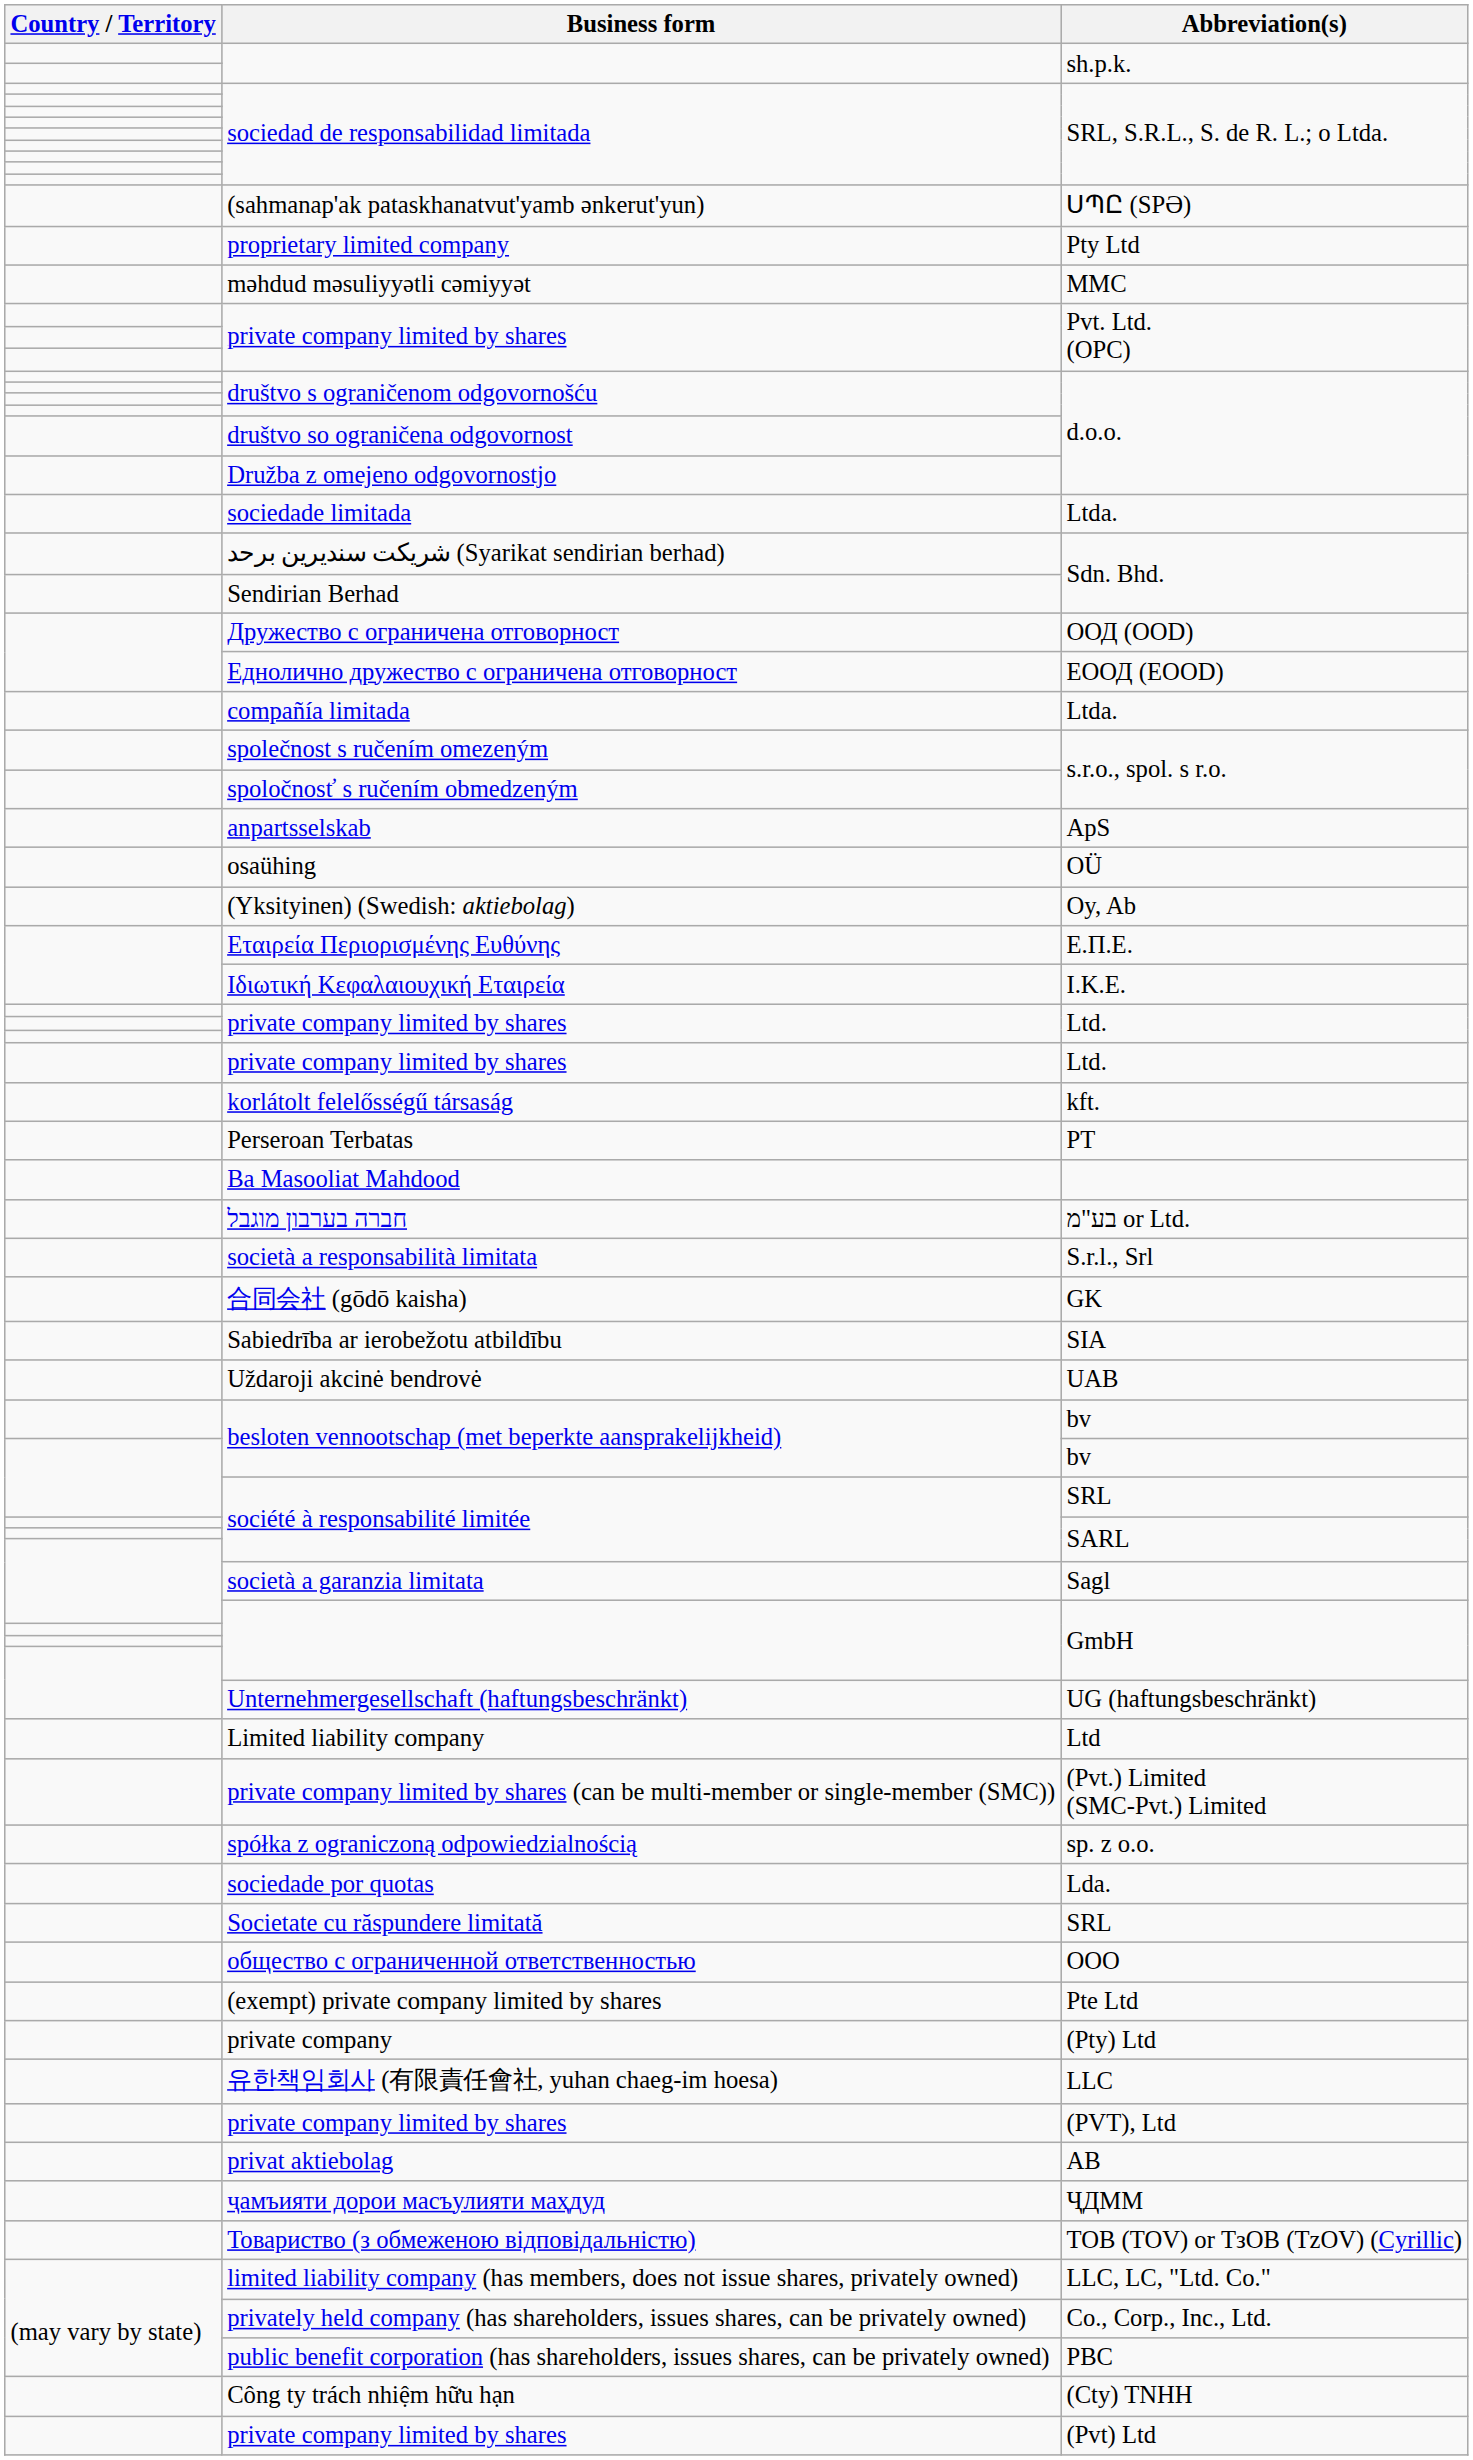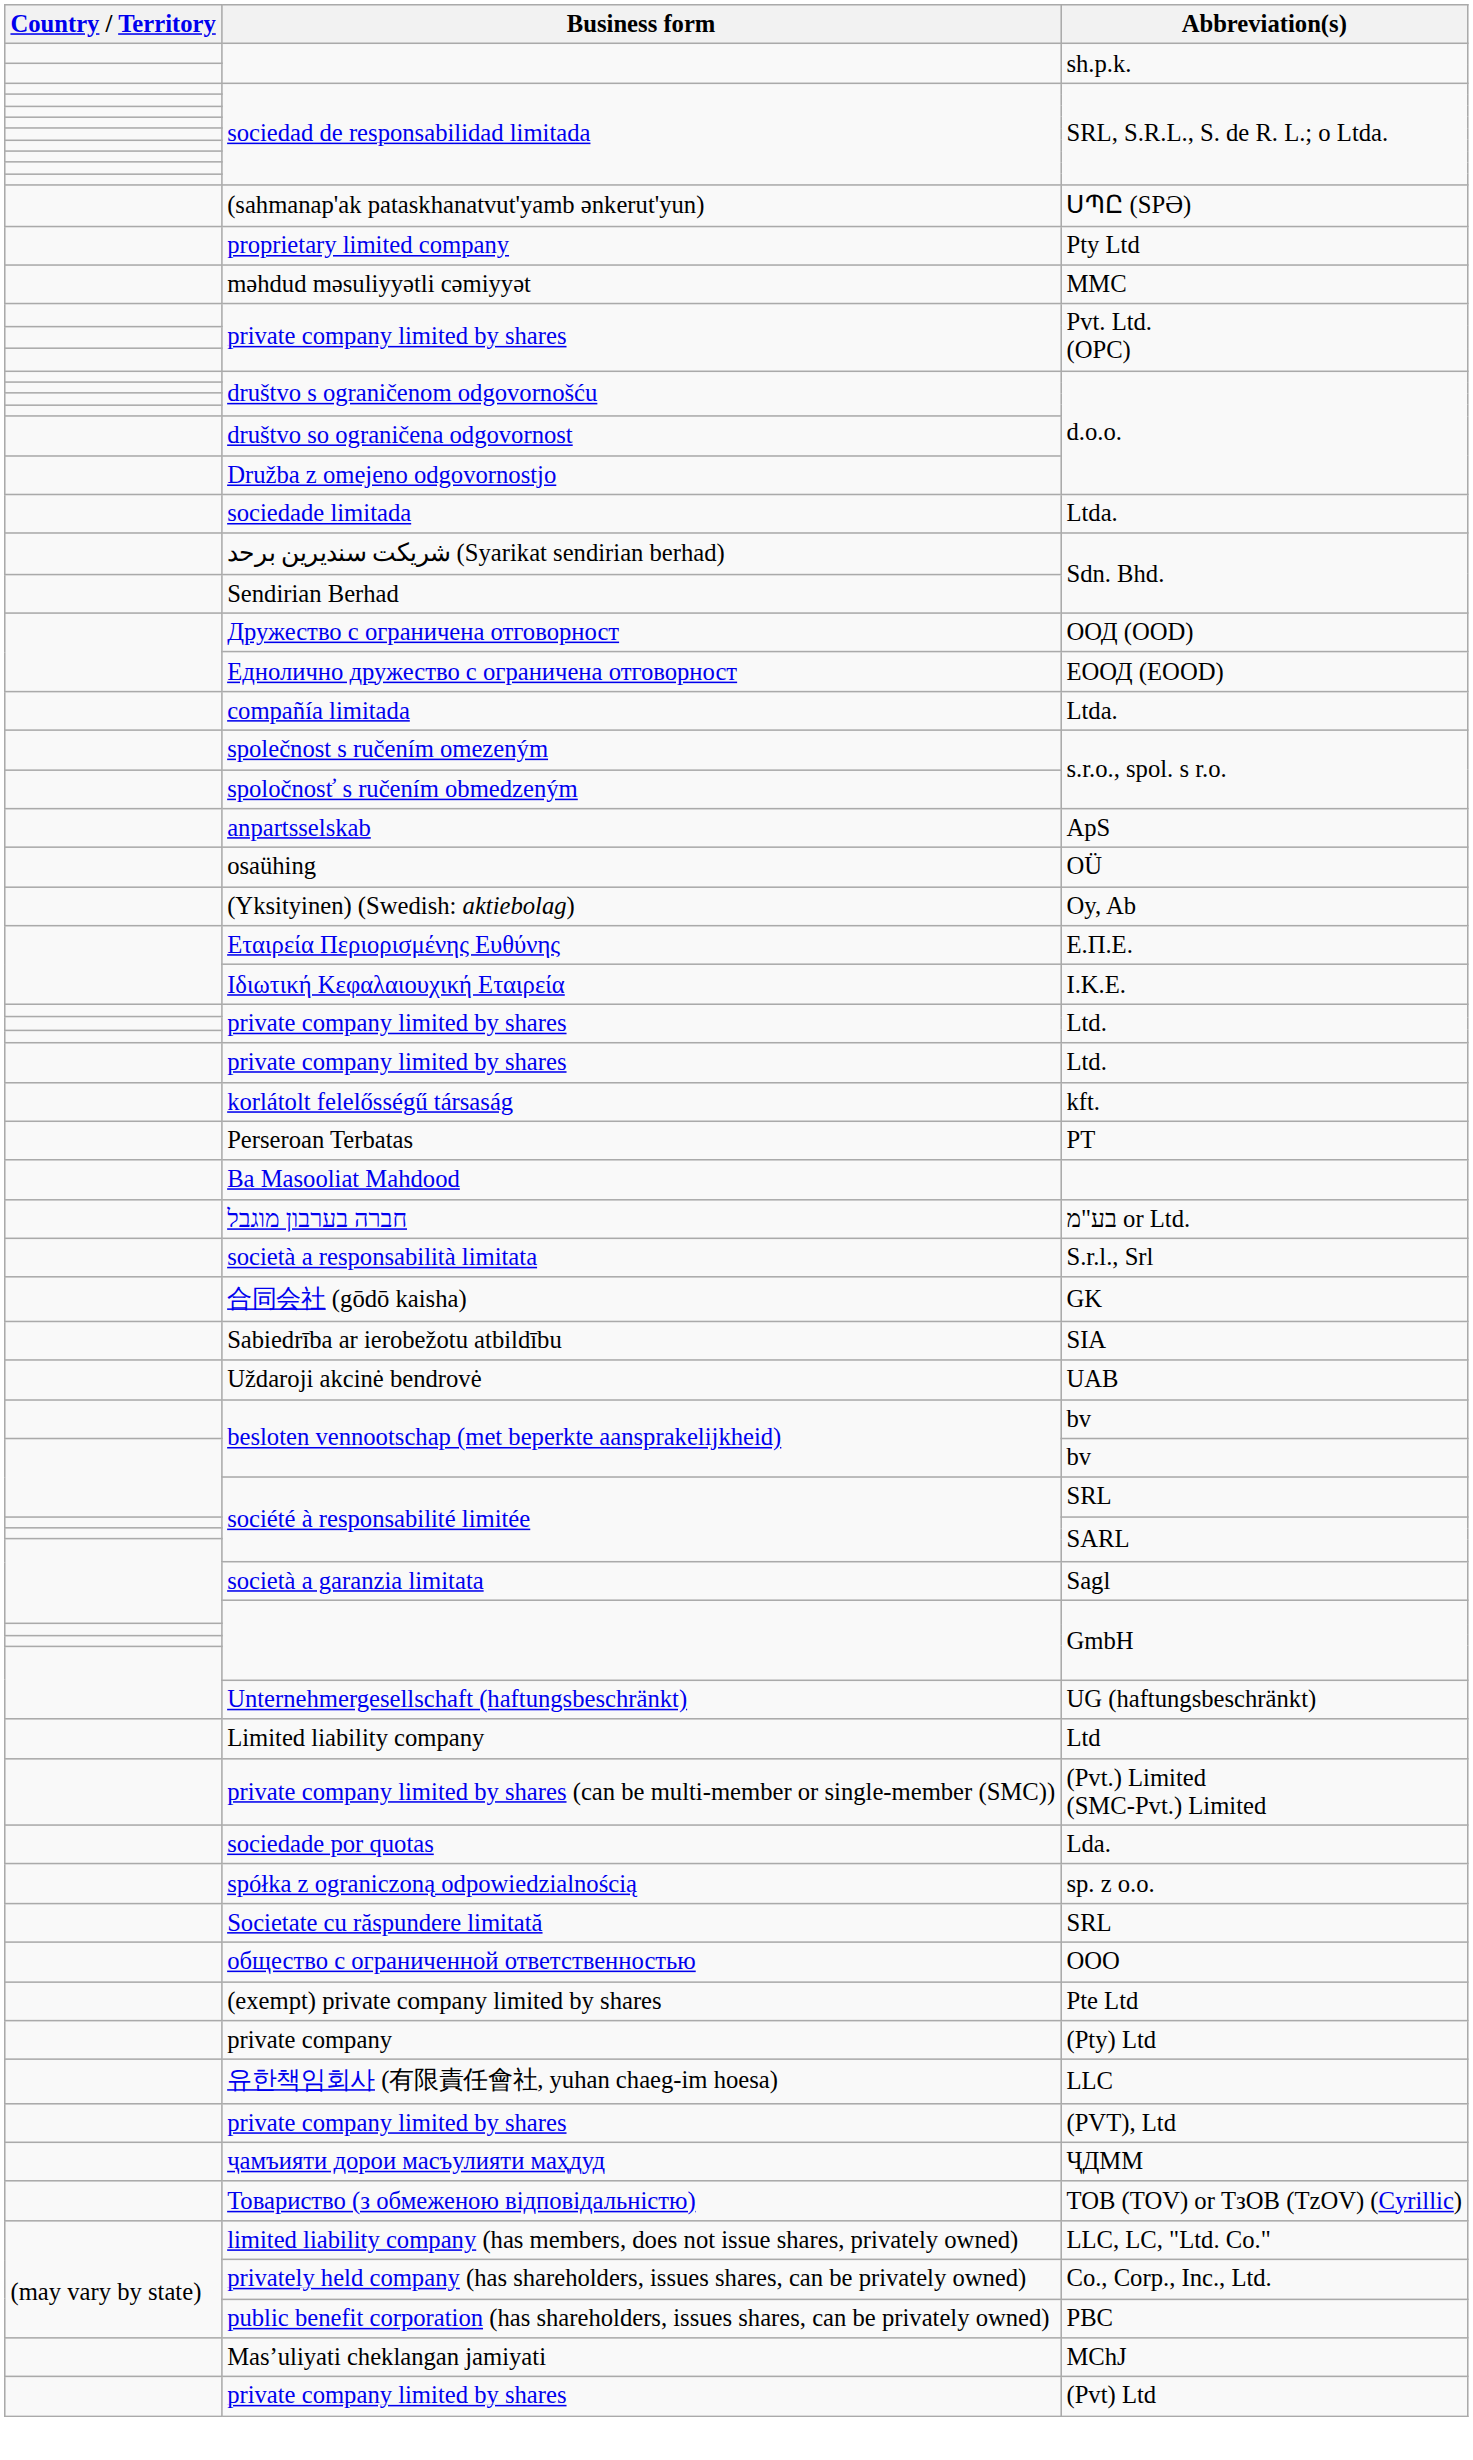rows swapped: (432, 1844) <-> (330, 1883)
- row: (310, 2161)
+ row: (387, 2356)
- row: (371, 2396)
